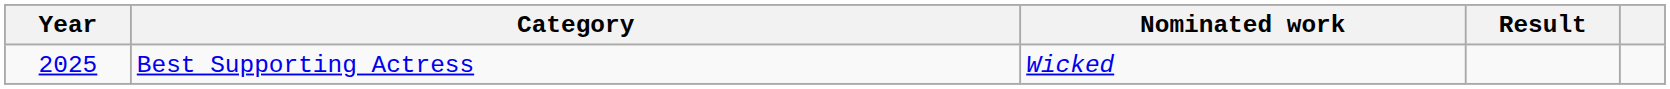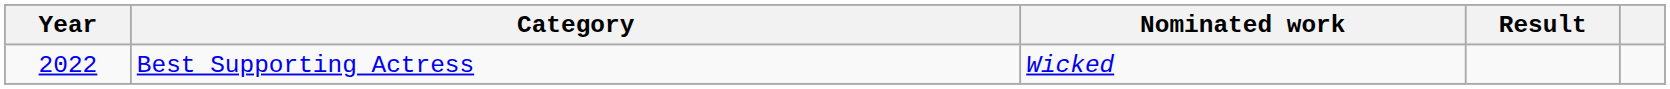(68, 65) 2025 -> (68, 65) 2022
